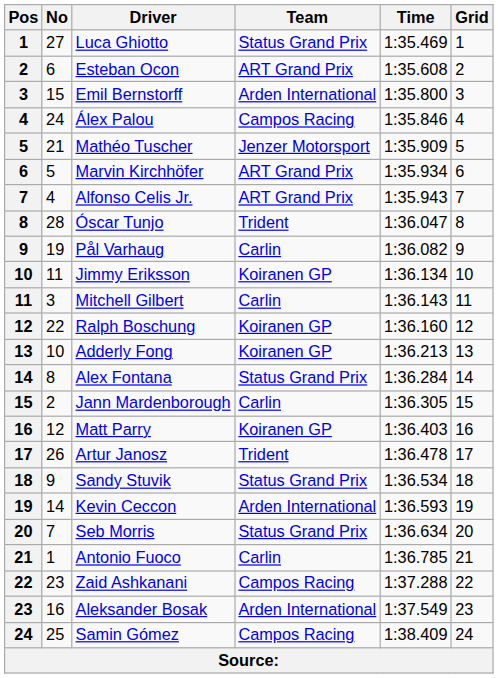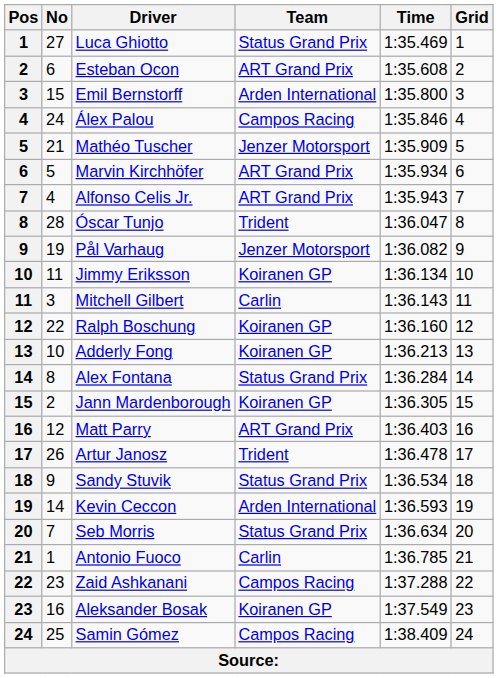(260, 249) Carlin -> (304, 249) Jenzer Motorsport
(260, 403) Carlin -> (285, 403) Koiranen GP
(285, 429) Koiranen GP -> (296, 429) ART Grand Prix
(307, 609) Arden International -> (285, 609) Koiranen GP
